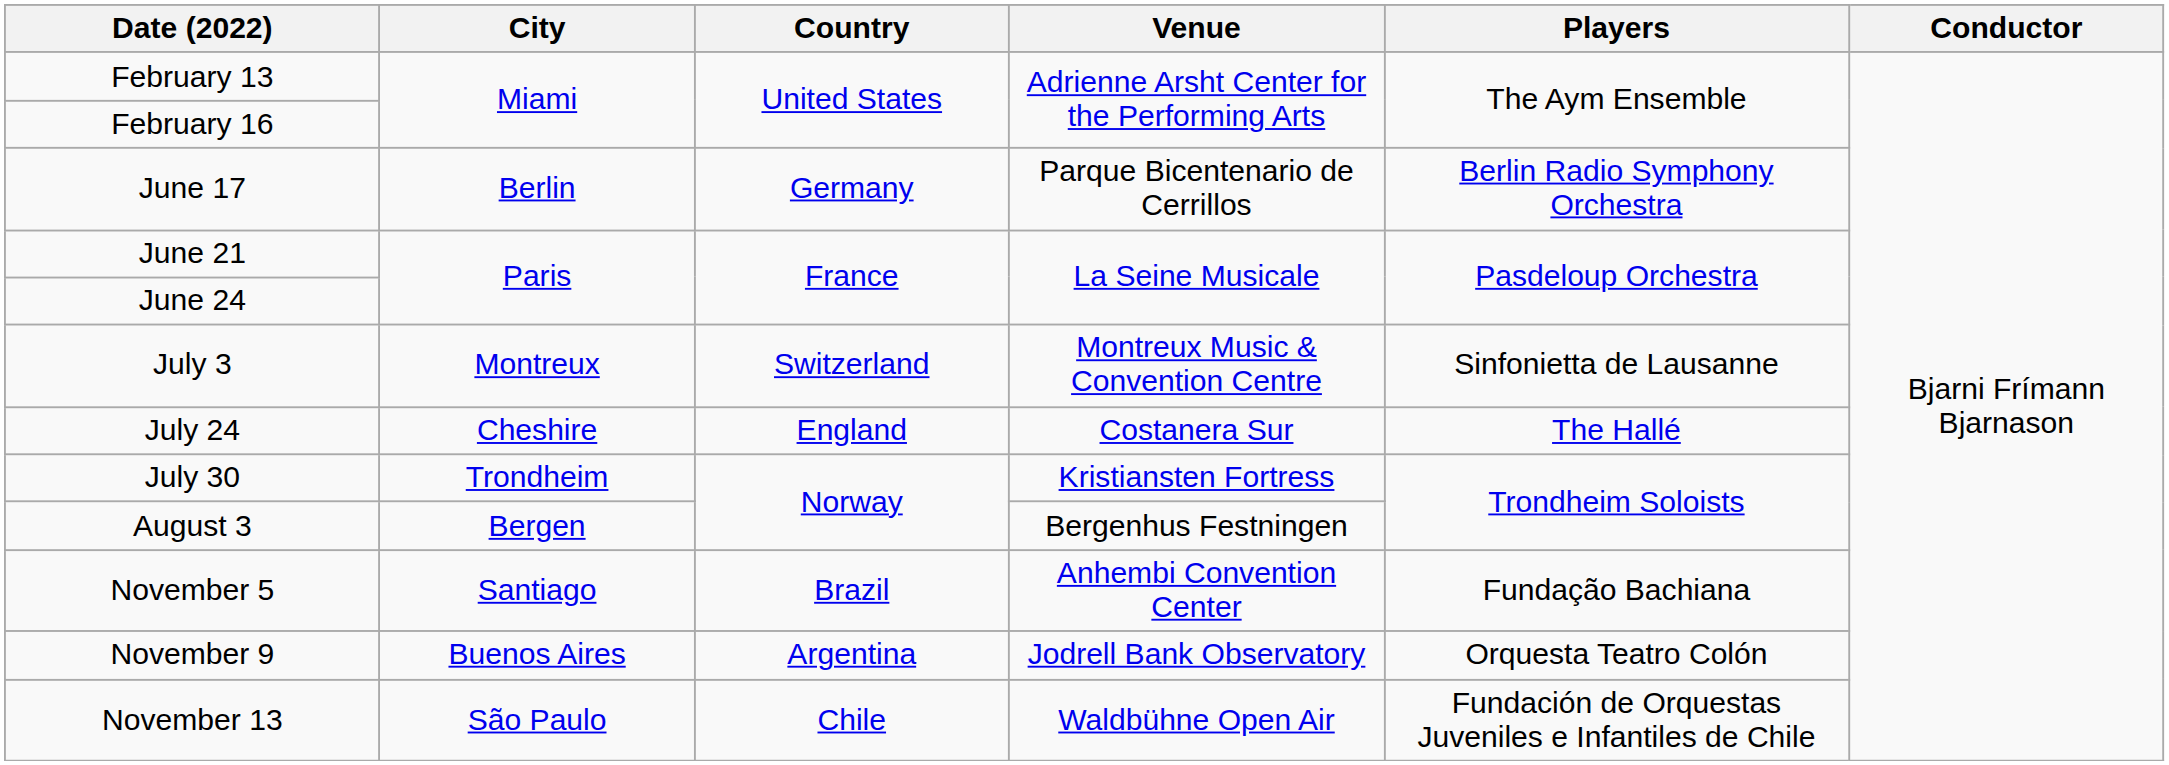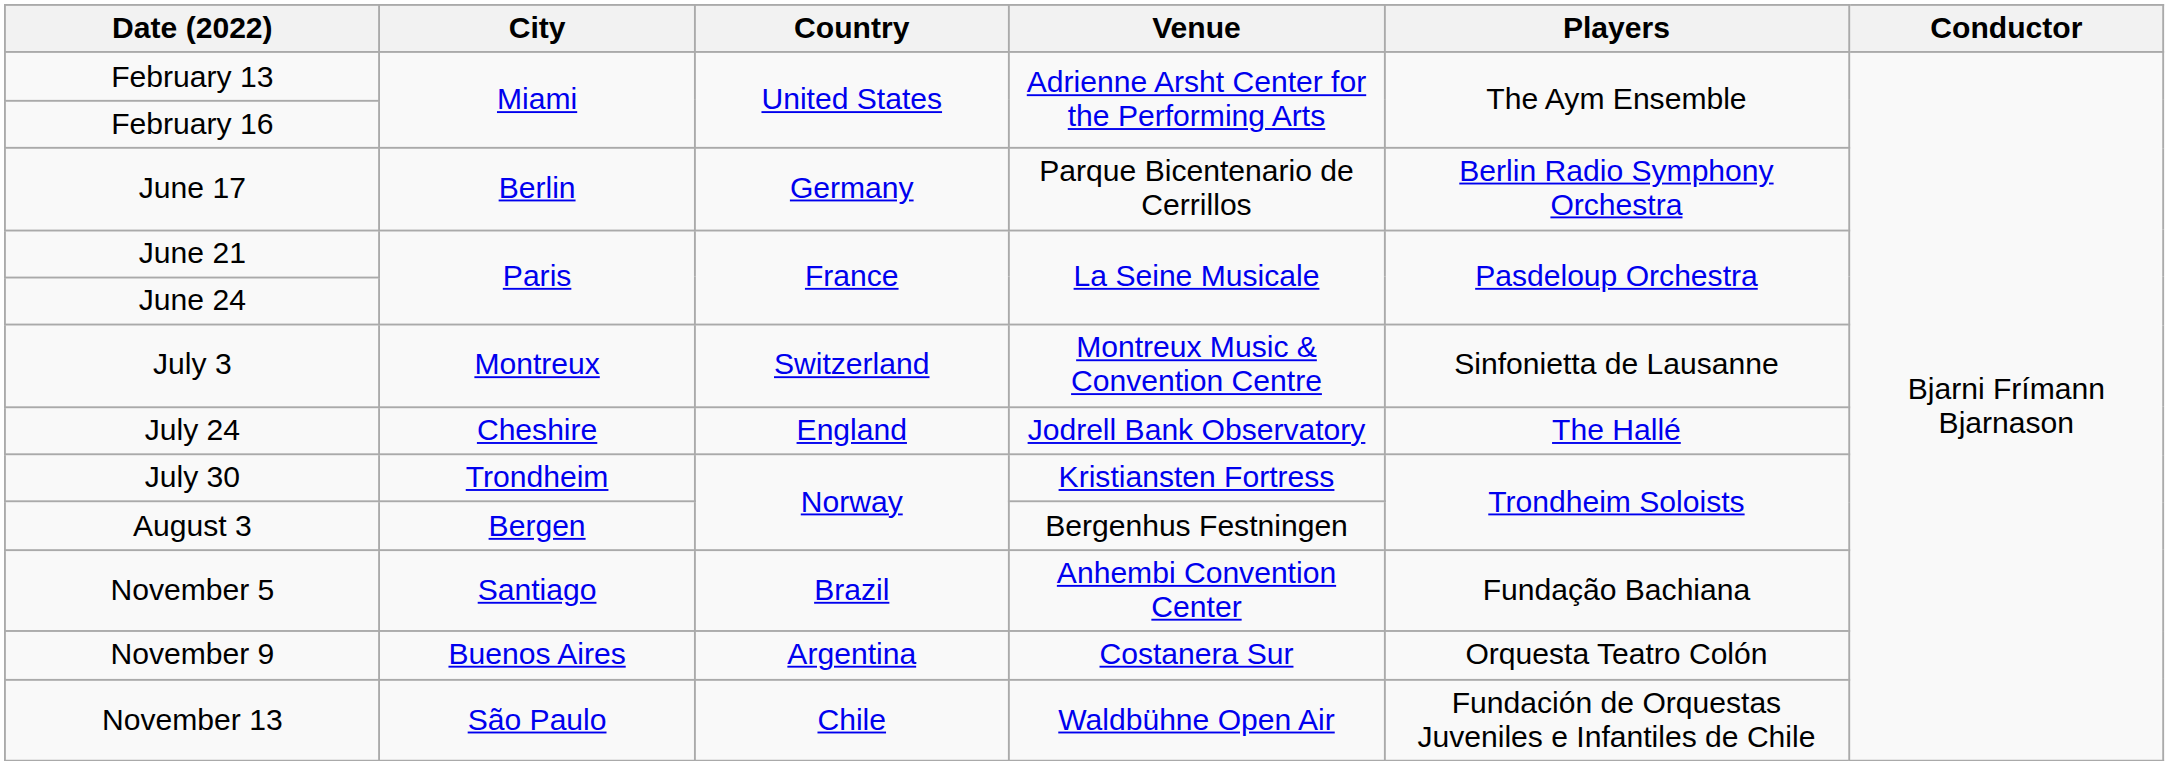(1196, 429) Costanera Sur -> (1196, 429) Jodrell Bank Observatory
(1196, 654) Jodrell Bank Observatory -> (1196, 654) Costanera Sur
